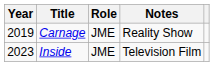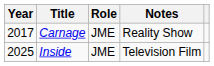(20, 33) 2019 -> (20, 33) 2017
(20, 52) 2023 -> (20, 52) 2025
